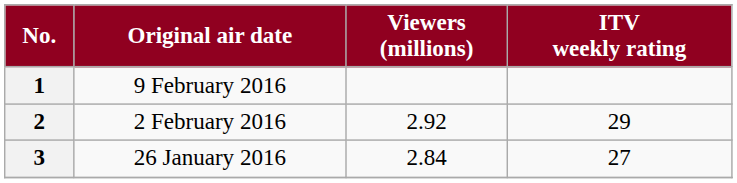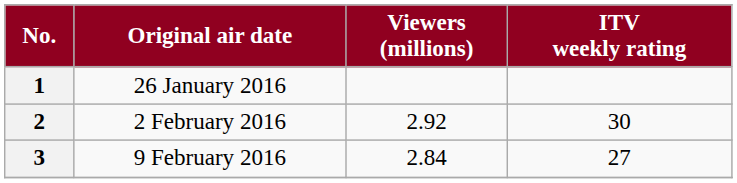(210, 85) 9 February 2016 -> (210, 85) 26 January 2016
(619, 121) 29 -> (619, 121) 30
(210, 158) 26 January 2016 -> (210, 158) 9 February 2016
